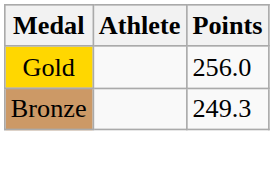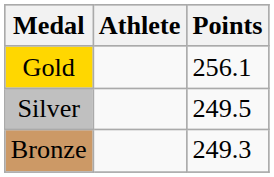(222, 66) 256.0 -> (222, 66) 256.1
+ row: (49, 108)
